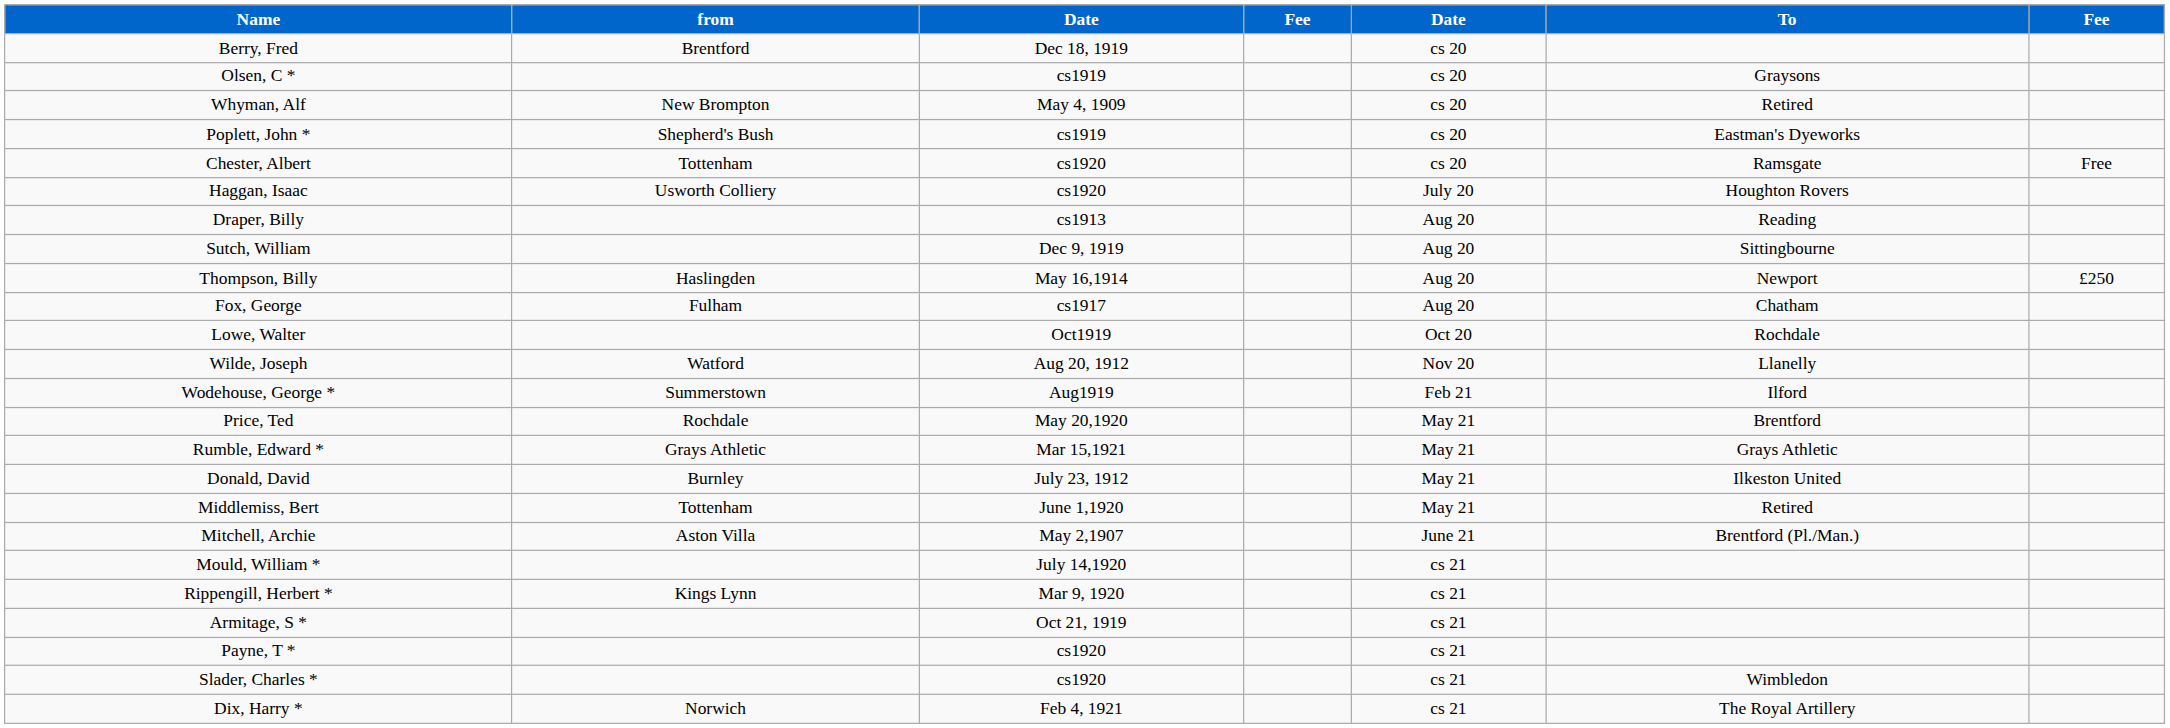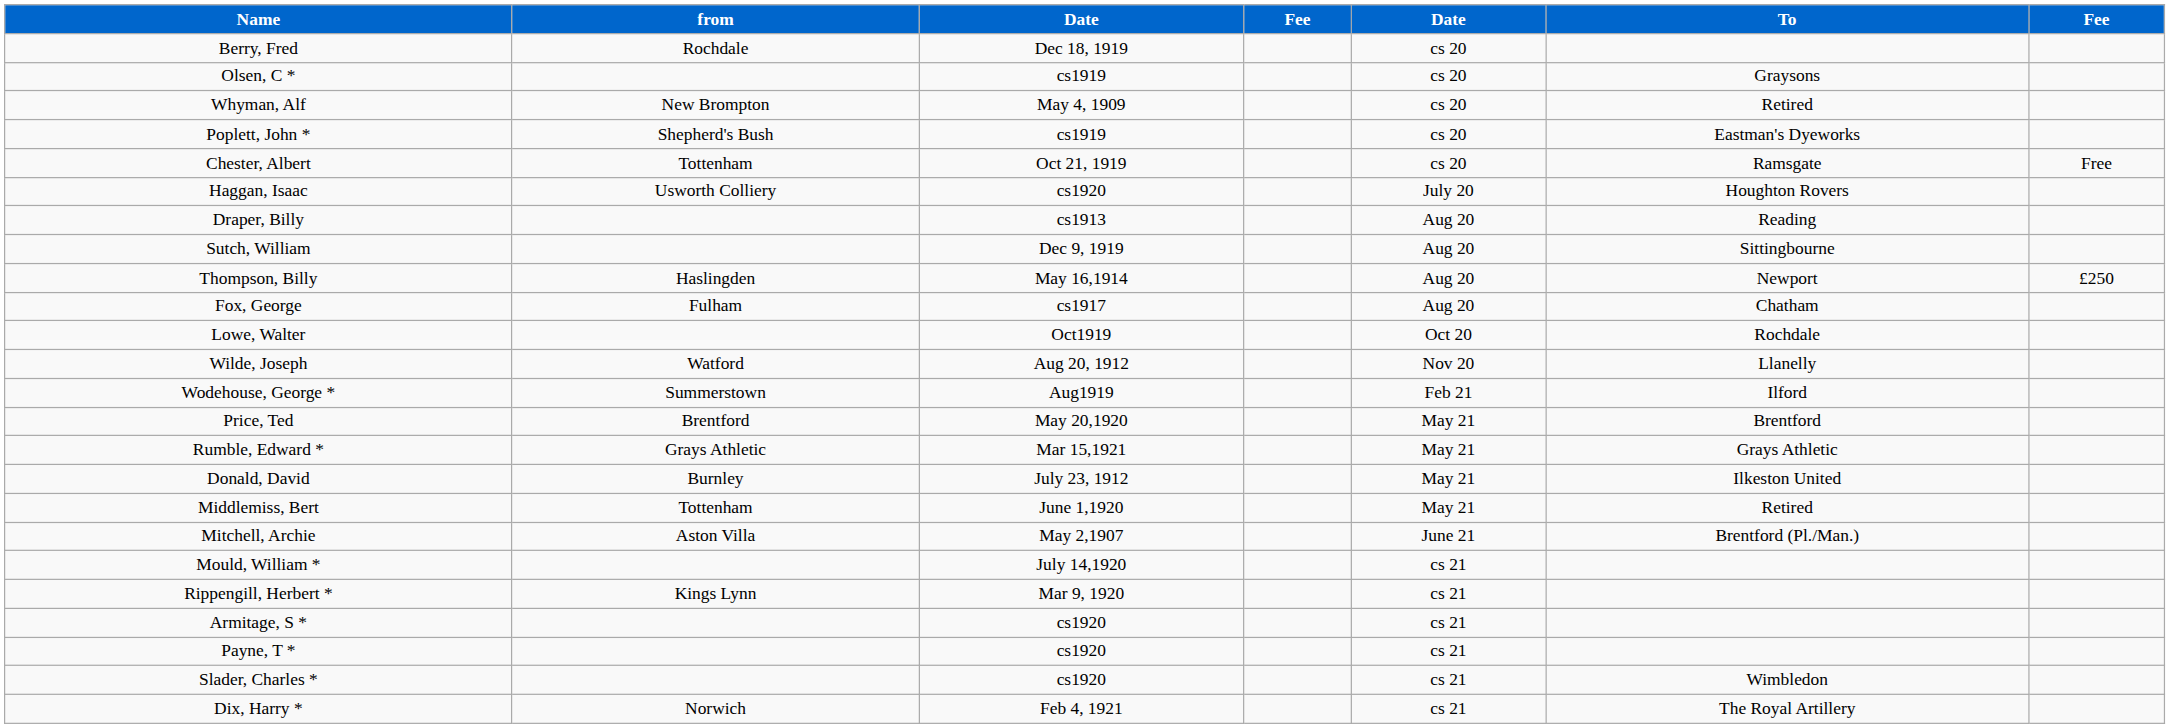(716, 47) Brentford -> (716, 47) Rochdale
(1081, 162) cs1920 -> (1081, 162) Oct 21, 1919
(716, 421) Rochdale -> (716, 421) Brentford
(1081, 622) Oct 21, 1919 -> (1081, 622) cs1920
